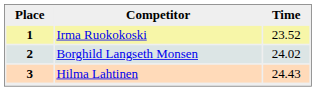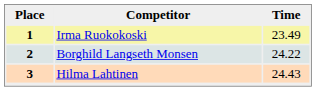(286, 34) 23.52 -> (286, 34) 23.49
(286, 54) 24.02 -> (286, 54) 24.22
